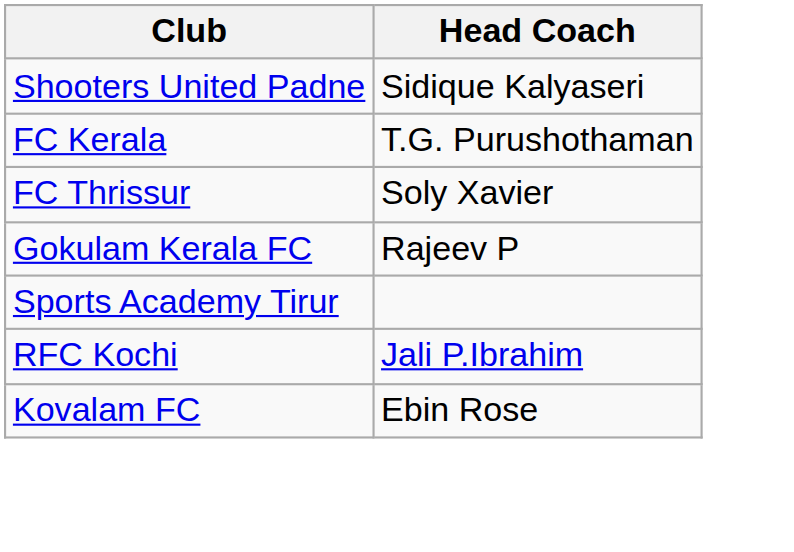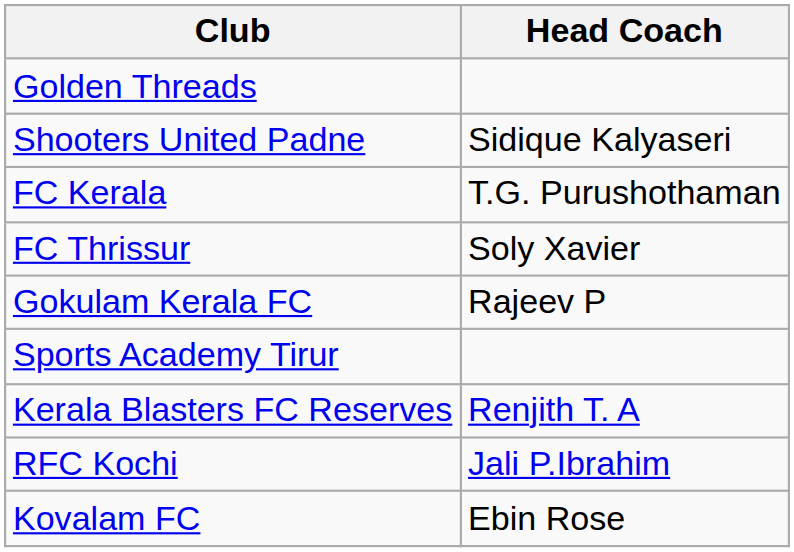+ row: (135, 85)
+ row: (233, 409)
